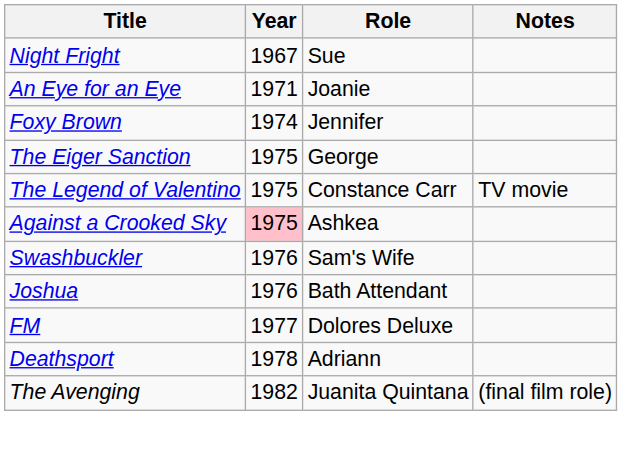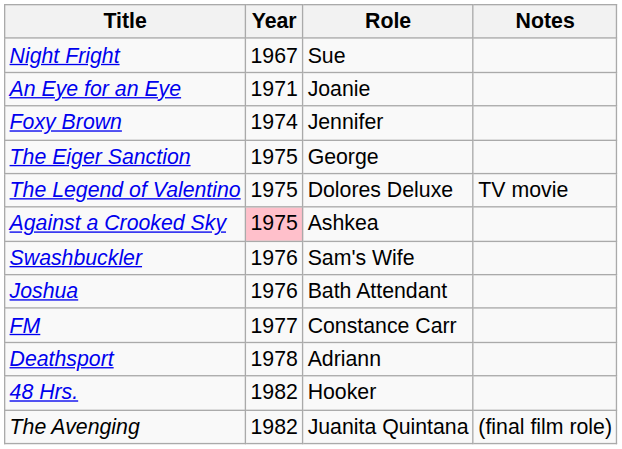(382, 190) Constance Carr -> (380, 190) Dolores Deluxe
(380, 325) Dolores Deluxe -> (382, 325) Constance Carr
+ row: (44, 392)
